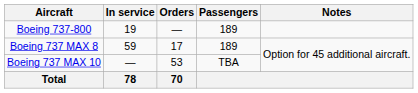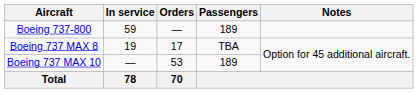(130, 29) 19 -> (130, 29) 59
(130, 46) 59 -> (130, 46) 19
(229, 46) 189 -> (229, 46) TBA
(229, 63) TBA -> (229, 63) 189
